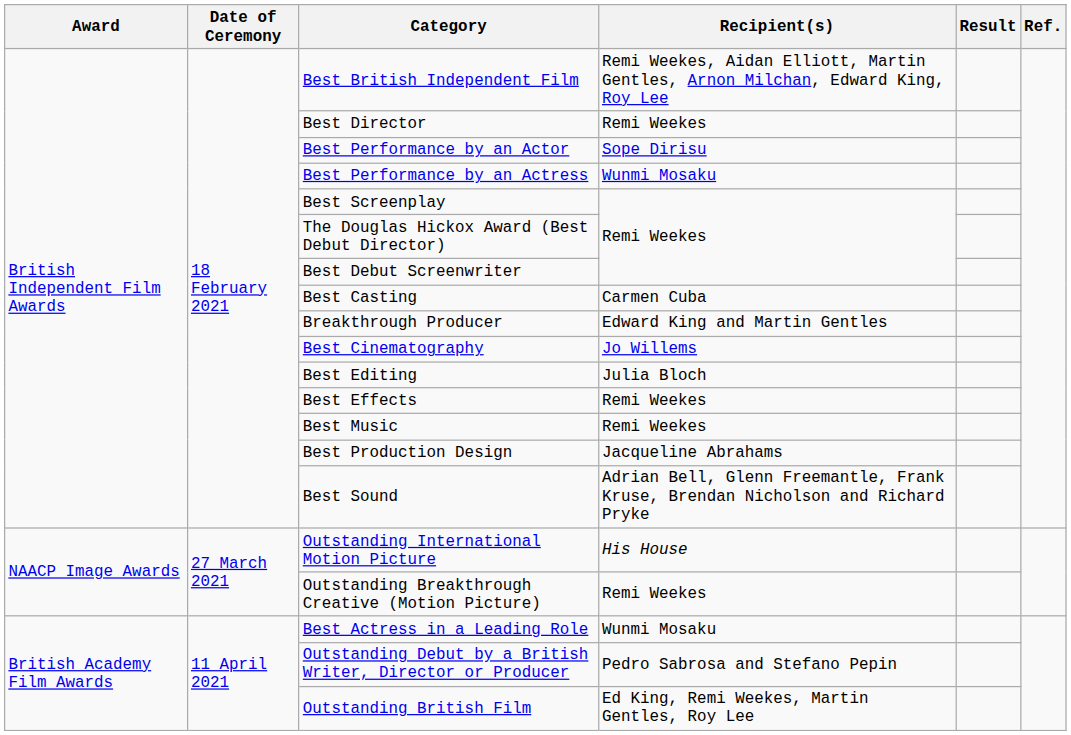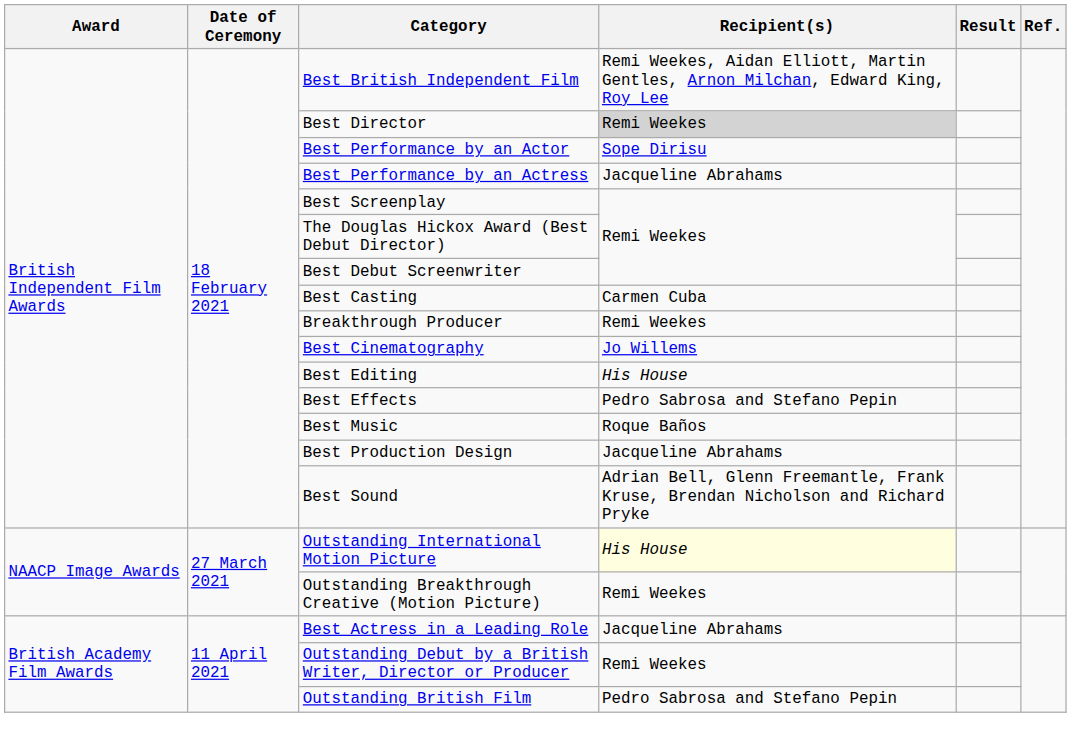(654, 124) no background -> (654, 124) lightgrey background
(659, 176) Wunmi Mosaku -> (692, 176) Jacqueline Abrahams
(745, 323) Edward King and Martin Gentles -> (654, 323) Remi Weekes
(654, 375) Julia Bloch -> (645, 375) His House
(654, 401) Remi Weekes -> (749, 401) Pedro Sabrosa and Stefano Pepin
(654, 427) Remi Weekes -> (654, 427) Roque Baños
(645, 550) no background -> (645, 550) lightyellow background
(659, 629) Wunmi Mosaku -> (692, 629) Jacqueline Abrahams
(749, 664) Pedro Sabrosa and Stefano Pepin -> (654, 664) Remi Weekes
(735, 708) Ed King, Remi Weekes, Martin Gentles, Roy Lee -> (749, 699) Pedro Sabrosa and Stefano Pepin
